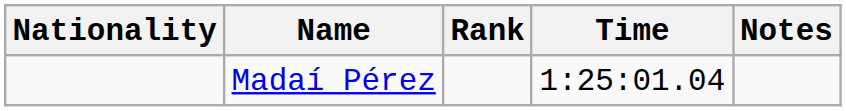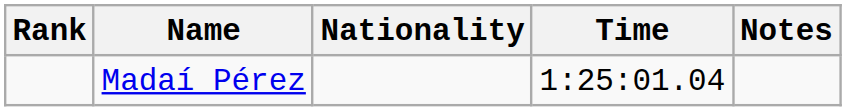columns swapped: (488, 30) <-> (115, 30)
